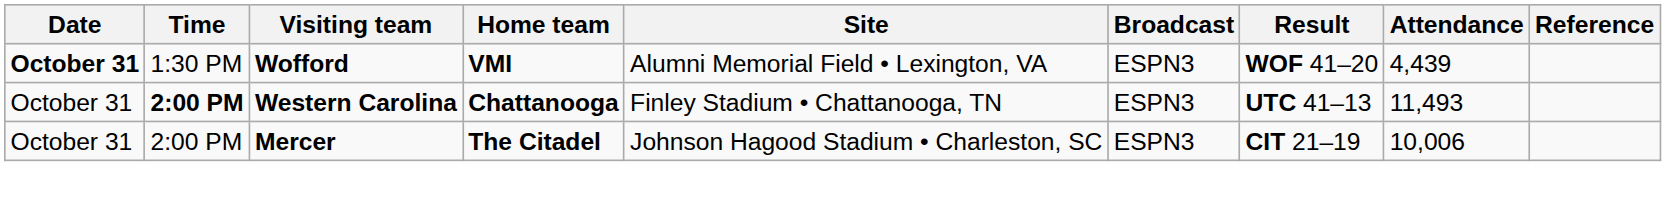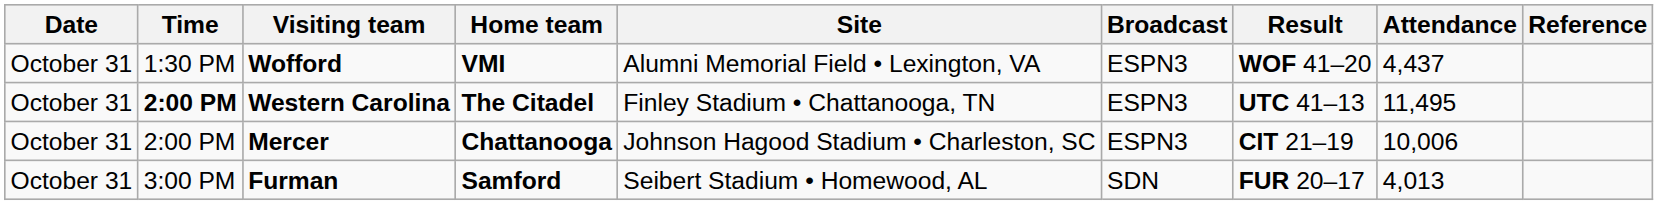(75, 63) bold -> (71, 63) normal
(1420, 63) 4,439 -> (1414, 63) 4,437
(543, 102) Chattanooga -> (528, 102) The Citadel
(1426, 102) 11,493 -> (1420, 102) 11,495
(535, 141) The Citadel -> (537, 141) Chattanooga
+ row: (293, 180)
